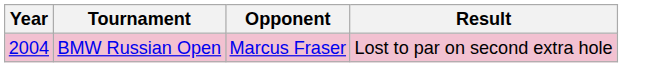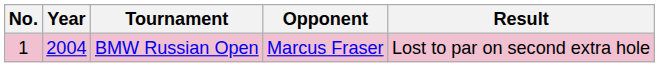+ column: (23, 19)
